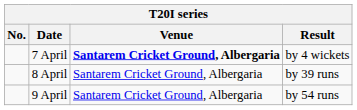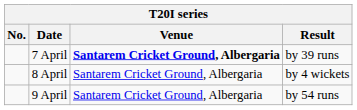(317, 54) by 4 wickets -> (312, 54) by 39 runs
(312, 74) by 39 runs -> (317, 74) by 4 wickets
